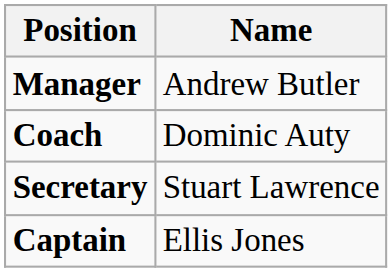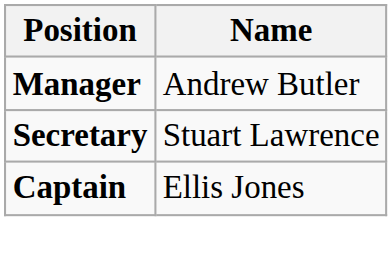- row: (57, 135)
